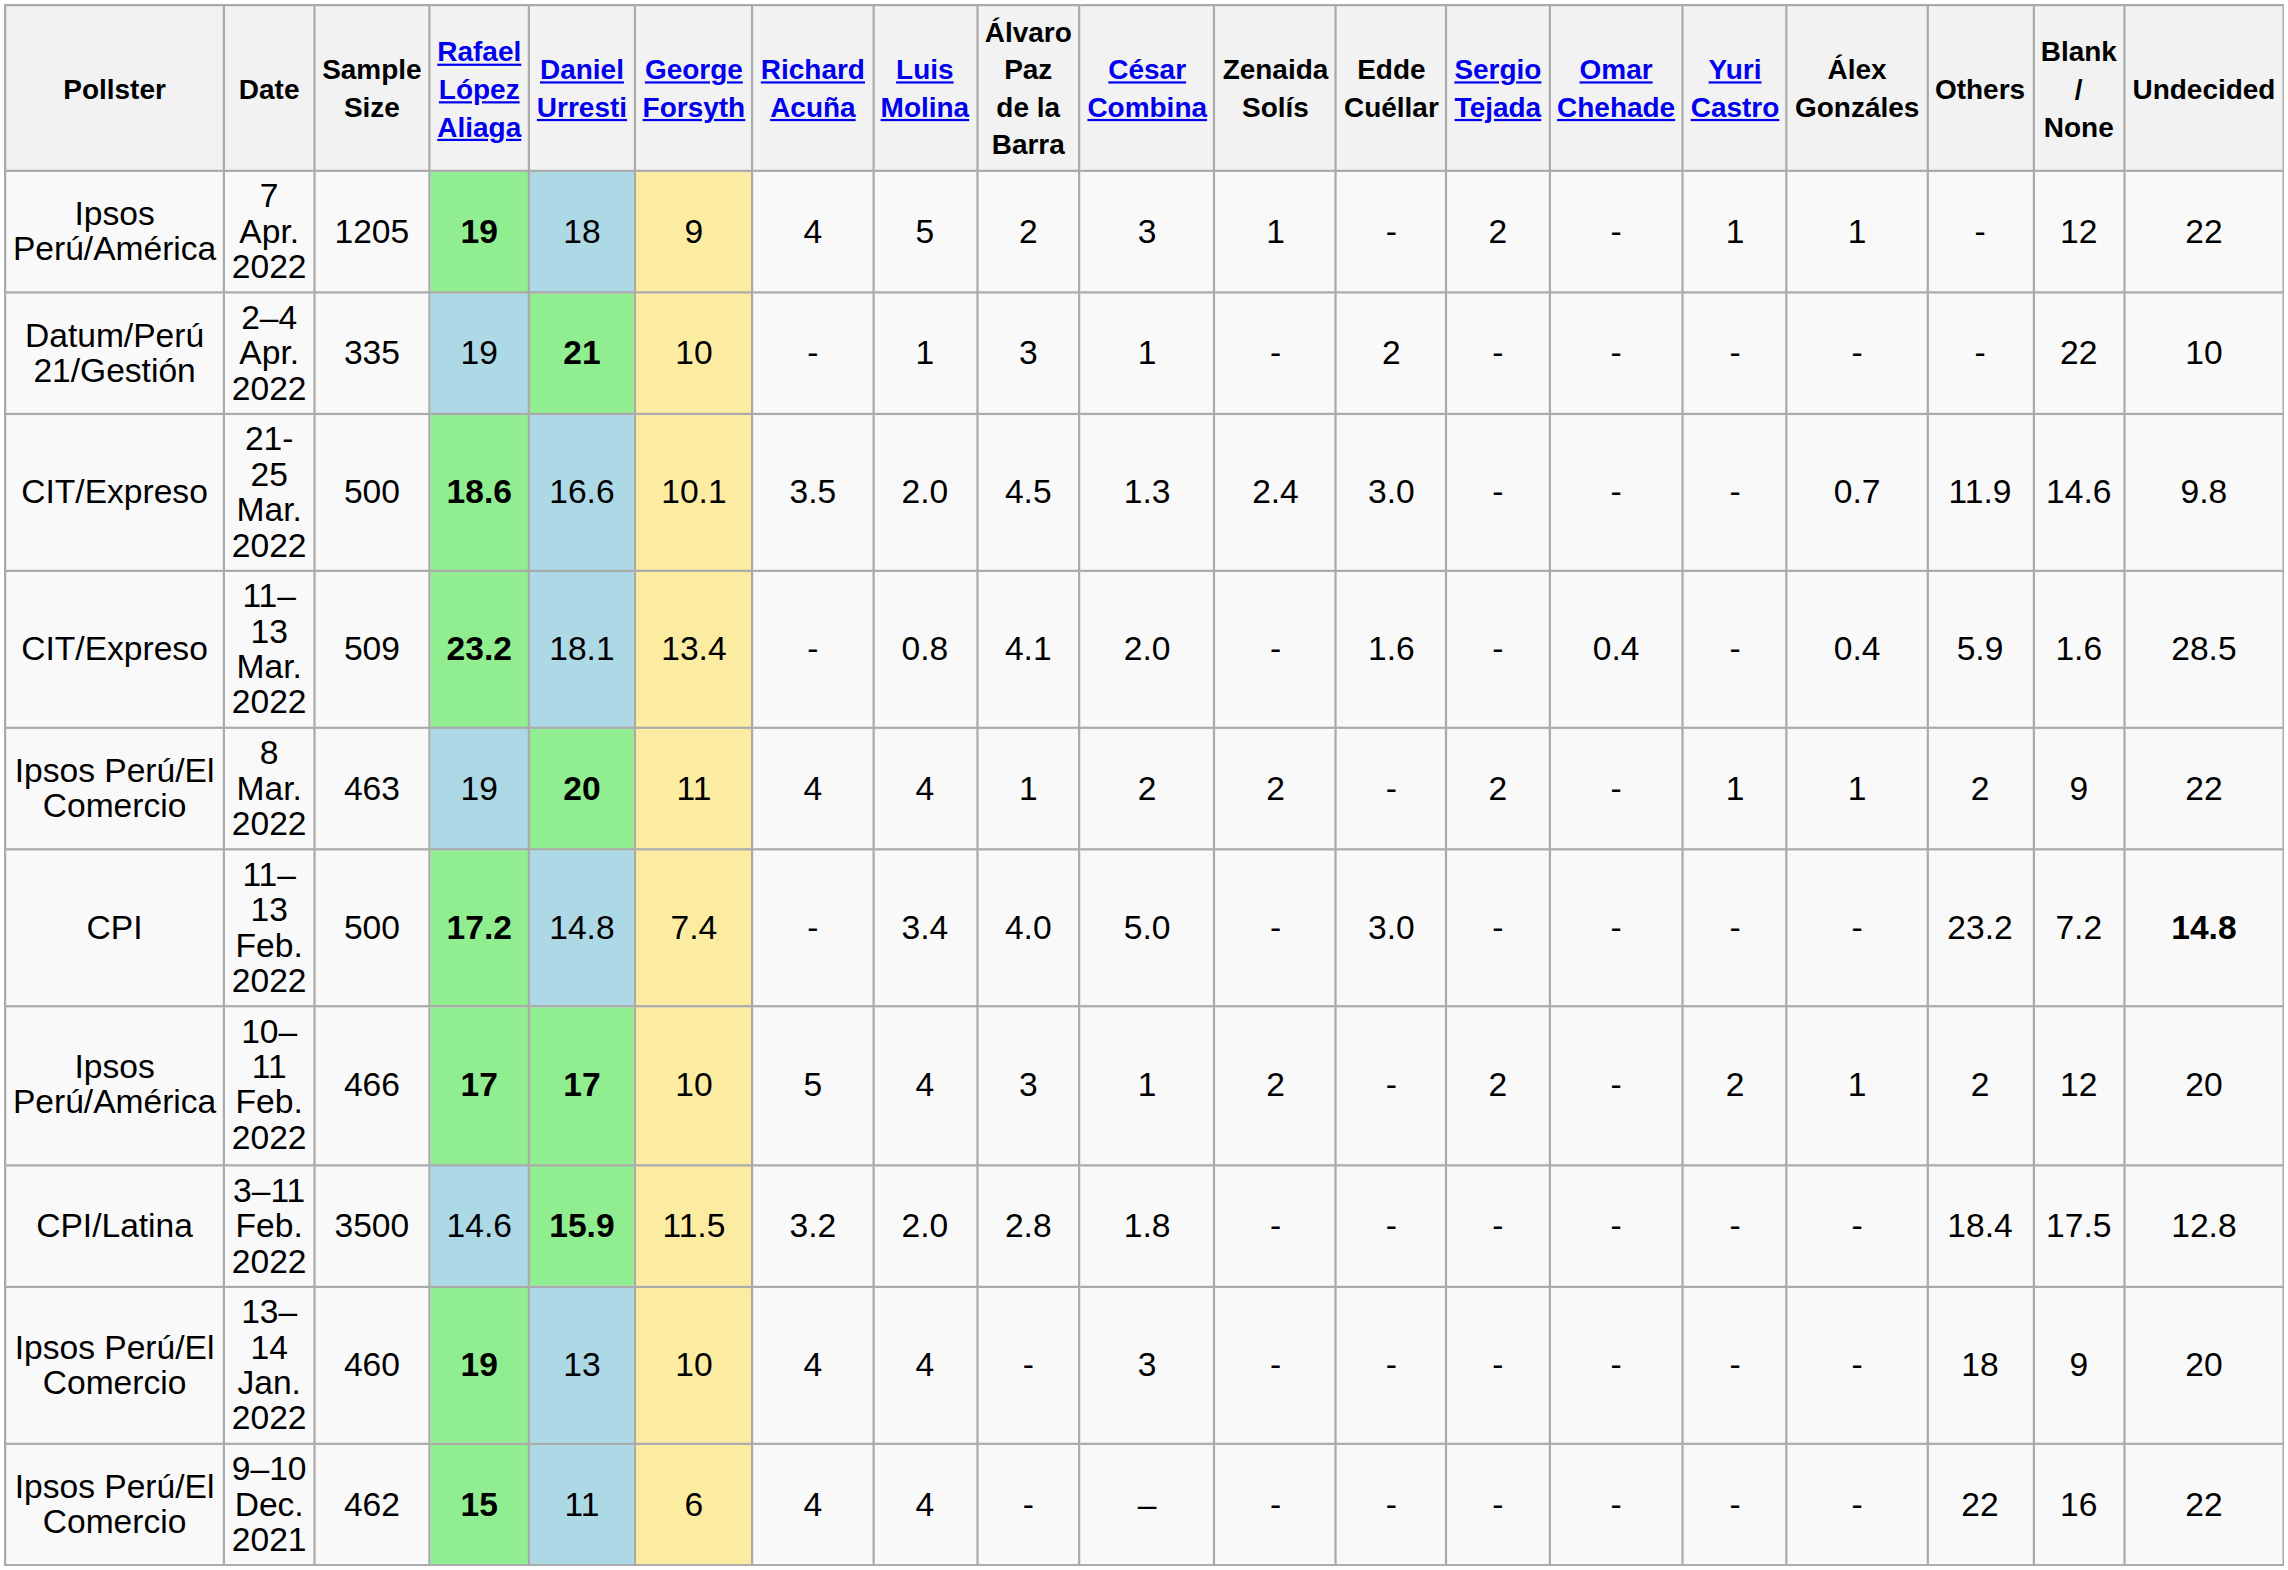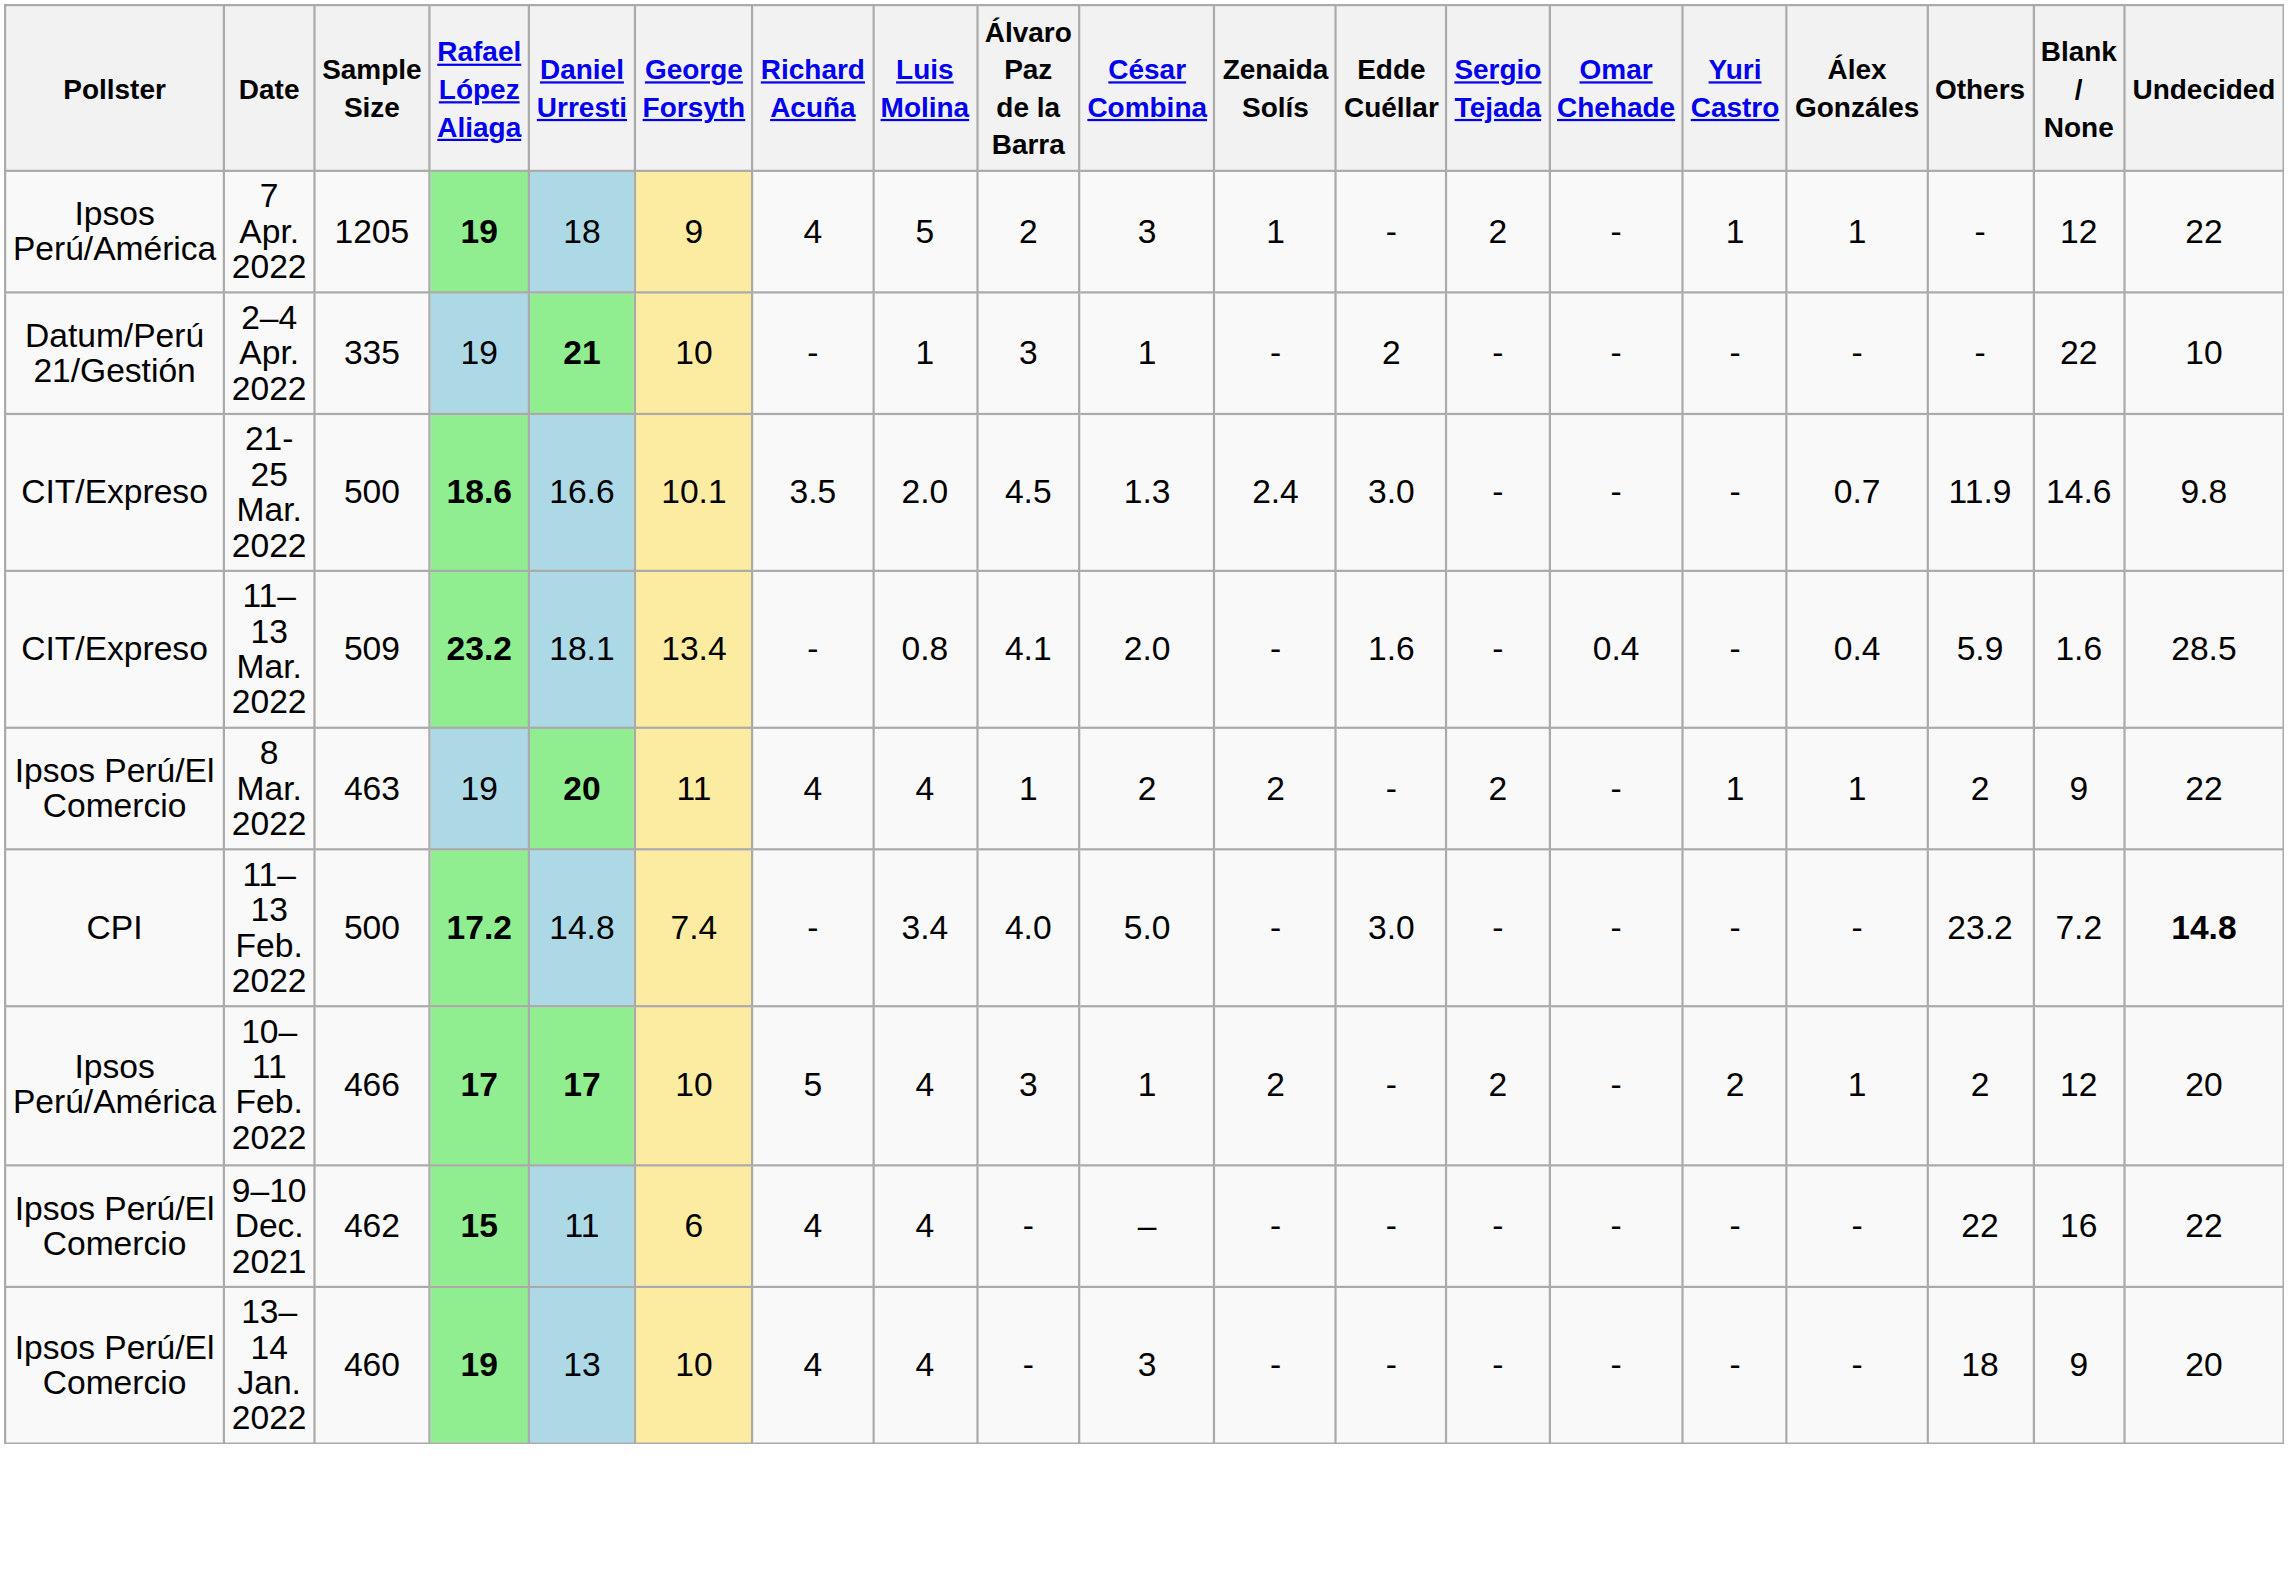- row: (269, 1224)
rows swapped: (269, 1364) <-> (269, 1503)
